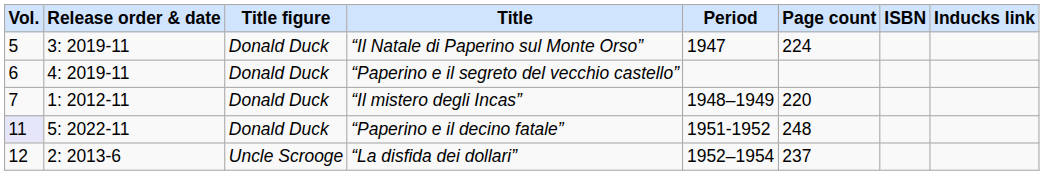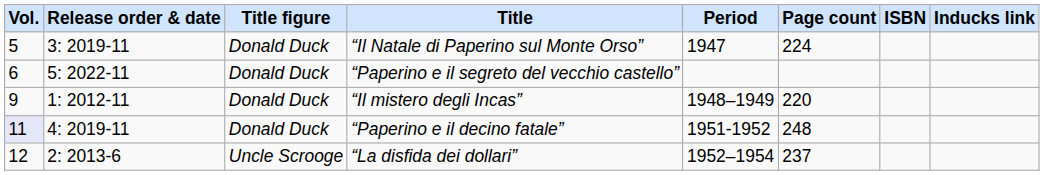(88, 73) 4: 2019-11 -> (88, 73) 5: 2022-11
(13, 101) 7 -> (13, 101) 9
(88, 128) 5: 2022-11 -> (88, 128) 4: 2019-11
